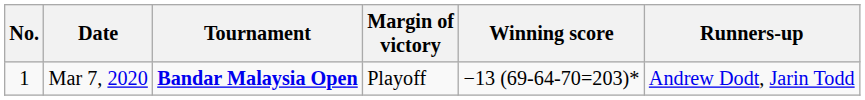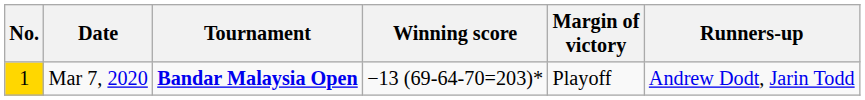columns swapped: (551, 33) <-> (411, 33)
(24, 78) no background -> (24, 78) gold background
